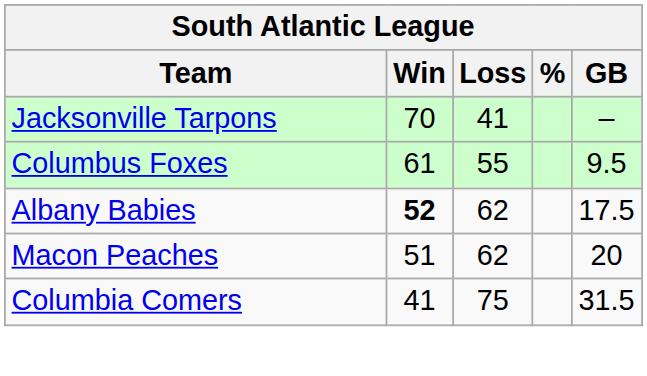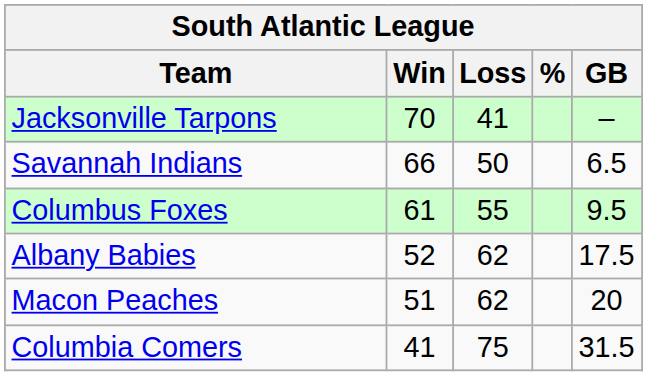+ row: (127, 164)
(420, 210) bold -> (420, 255) normal
